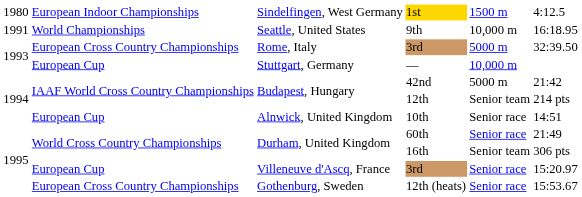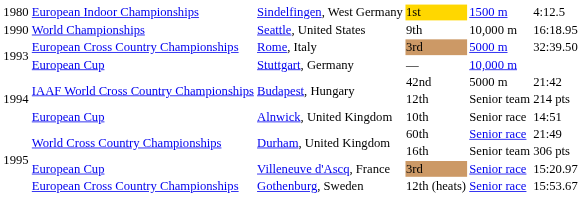(16, 29) 1991 -> (16, 29) 1990
